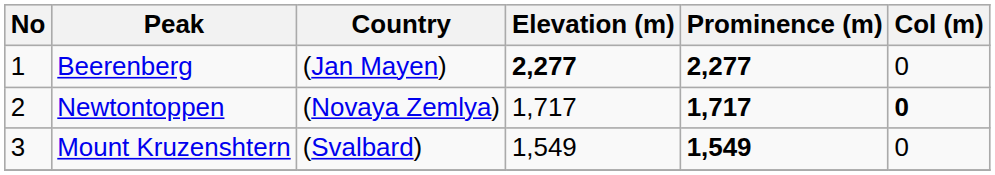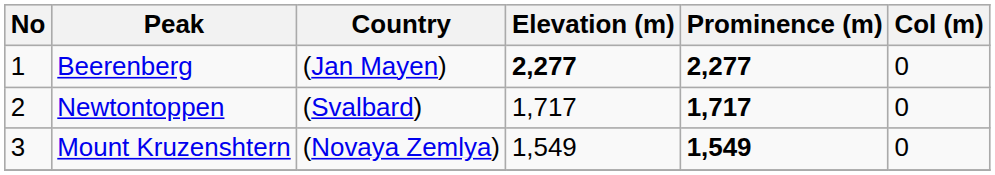(401, 107) (Novaya Zemlya) -> (362, 107) (Svalbard)
(902, 107) bold -> (902, 107) normal
(362, 148) (Svalbard) -> (401, 148) (Novaya Zemlya)
